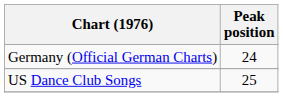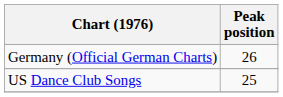(249, 56) 24 -> (249, 56) 26
